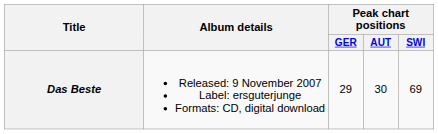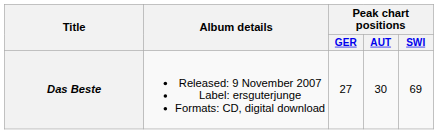(346, 89) 29 -> (346, 89) 27
